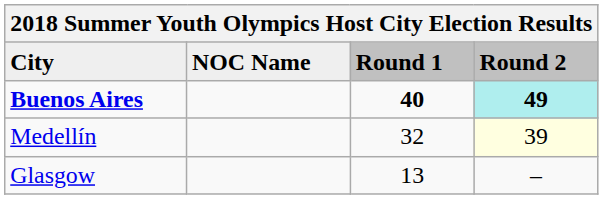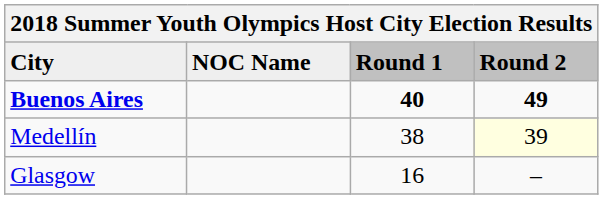(536, 99) paleturquoise background -> (536, 99) no background
(412, 136) 32 -> (412, 136) 38
(412, 174) 13 -> (412, 174) 16
